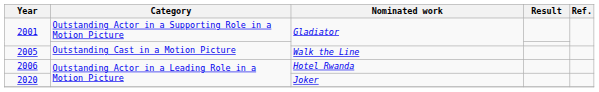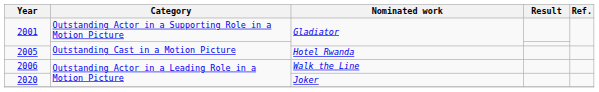(326, 53) Walk the Line -> (324, 53) Hotel Rwanda
(324, 66) Hotel Rwanda -> (326, 66) Walk the Line
